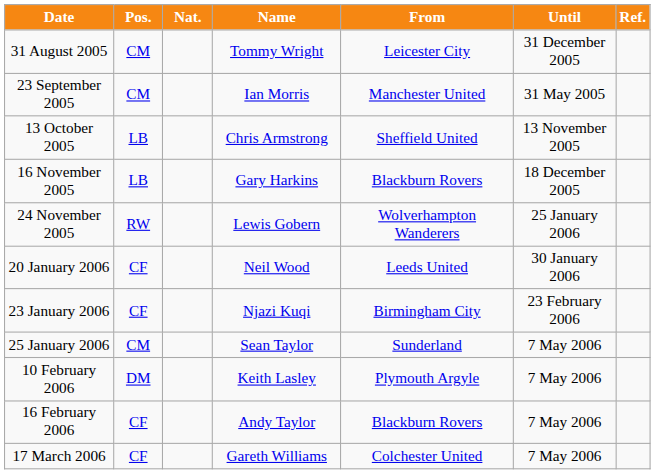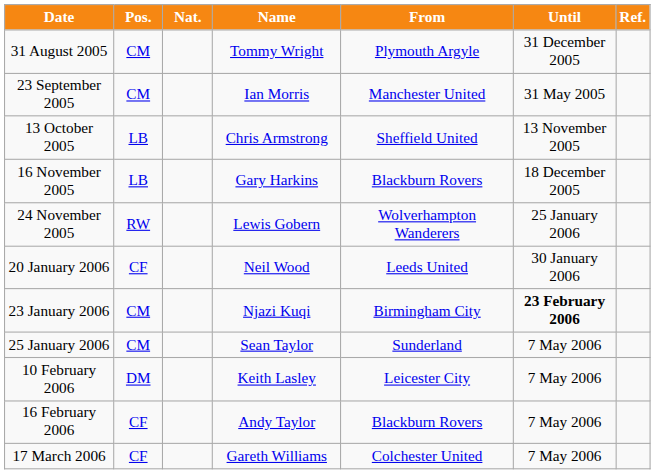(427, 51) Leicester City -> (427, 51) Plymouth Argyle
(138, 310) CF -> (138, 310) CM
(565, 310) normal -> (565, 310) bold
(427, 379) Plymouth Argyle -> (427, 379) Leicester City
